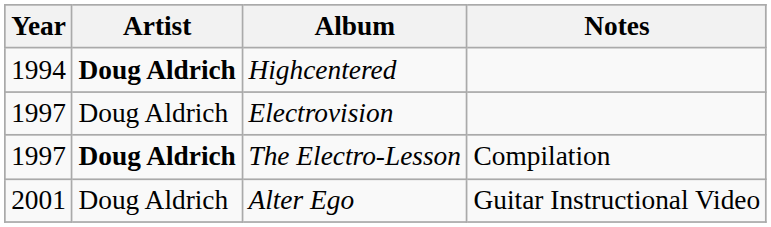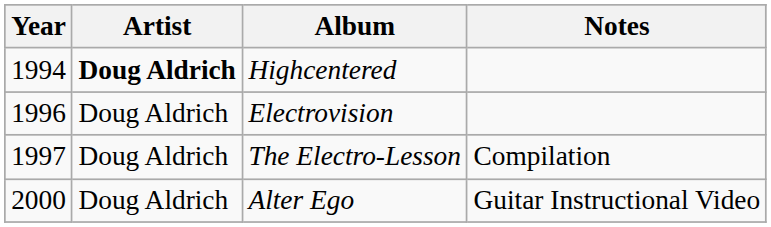(39, 112) 1997 -> (39, 112) 1996
(157, 156) bold -> (153, 156) normal
(39, 199) 2001 -> (39, 199) 2000
